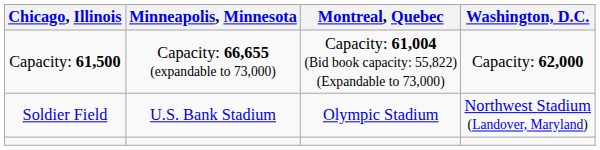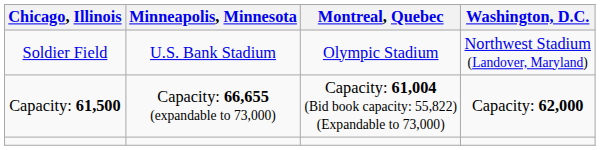rows swapped: (65, 115) <-> (65, 61)
